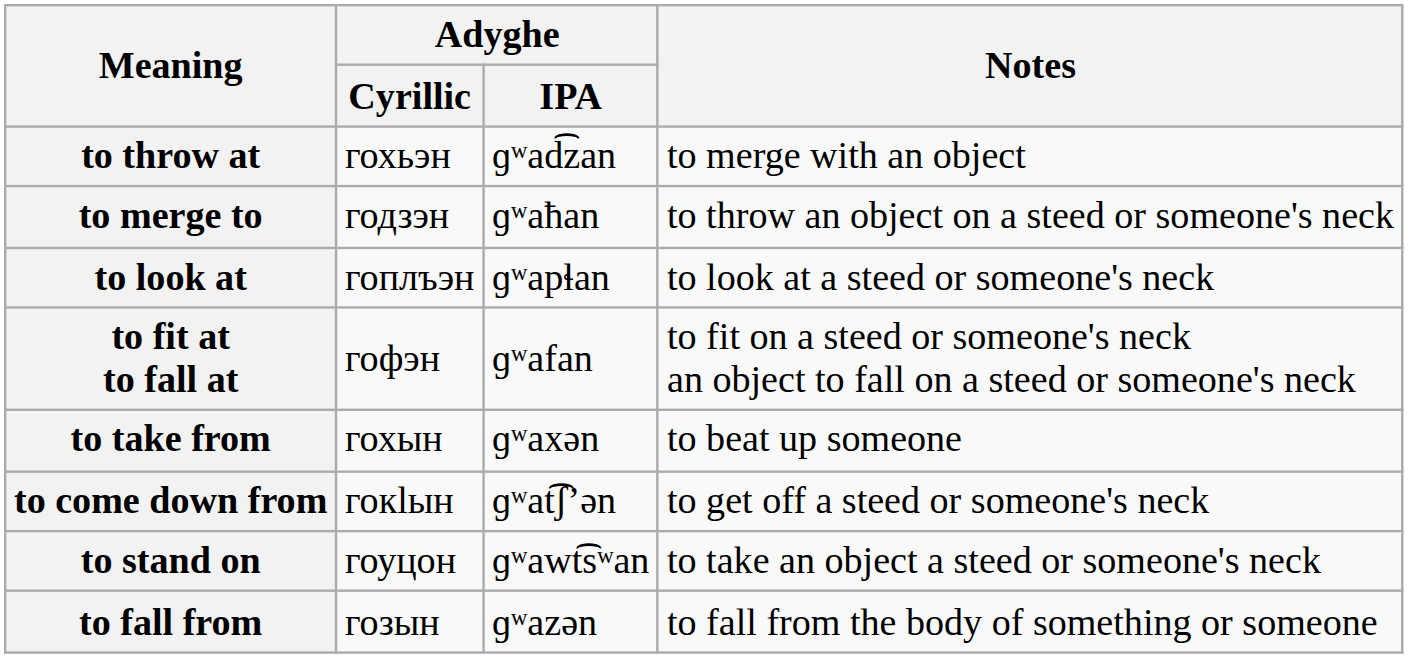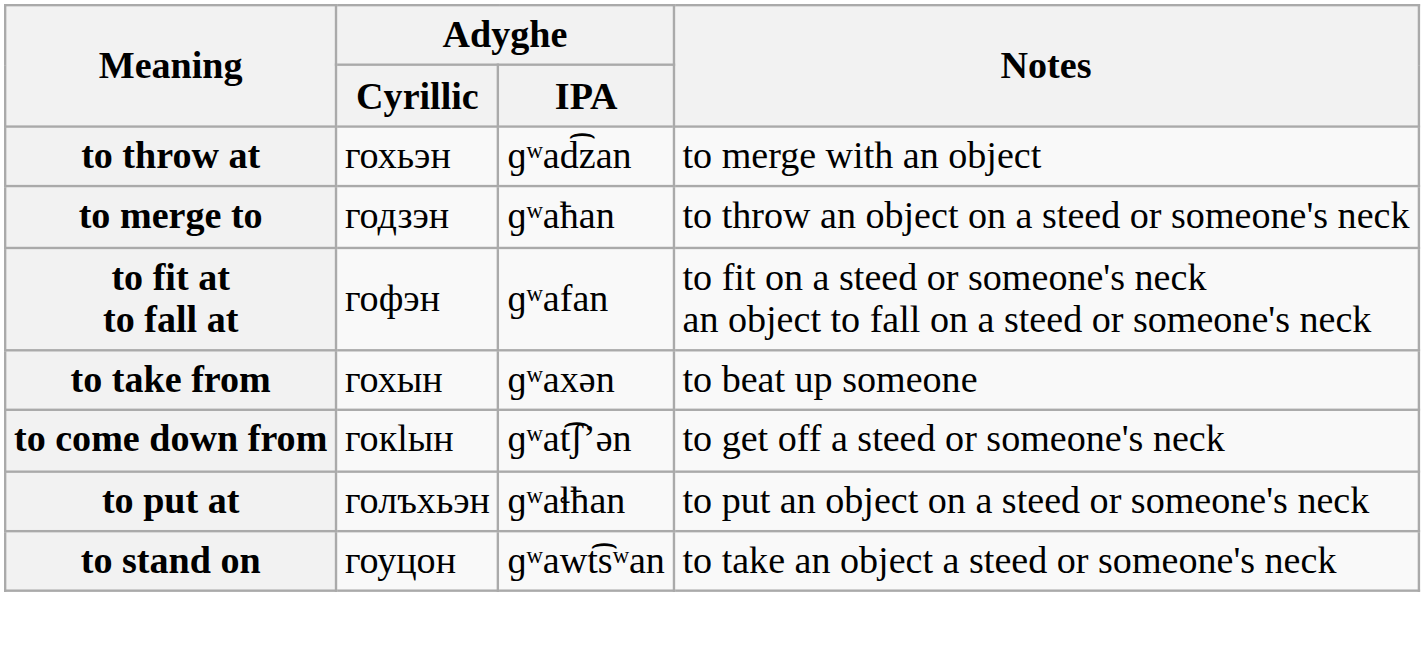- row: (171, 276)
+ row: (171, 500)
- row: (171, 621)
